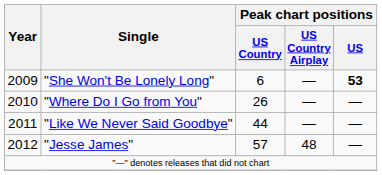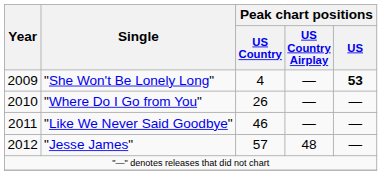(260, 80) 6 -> (260, 80) 4
(260, 123) 44 -> (260, 123) 46
